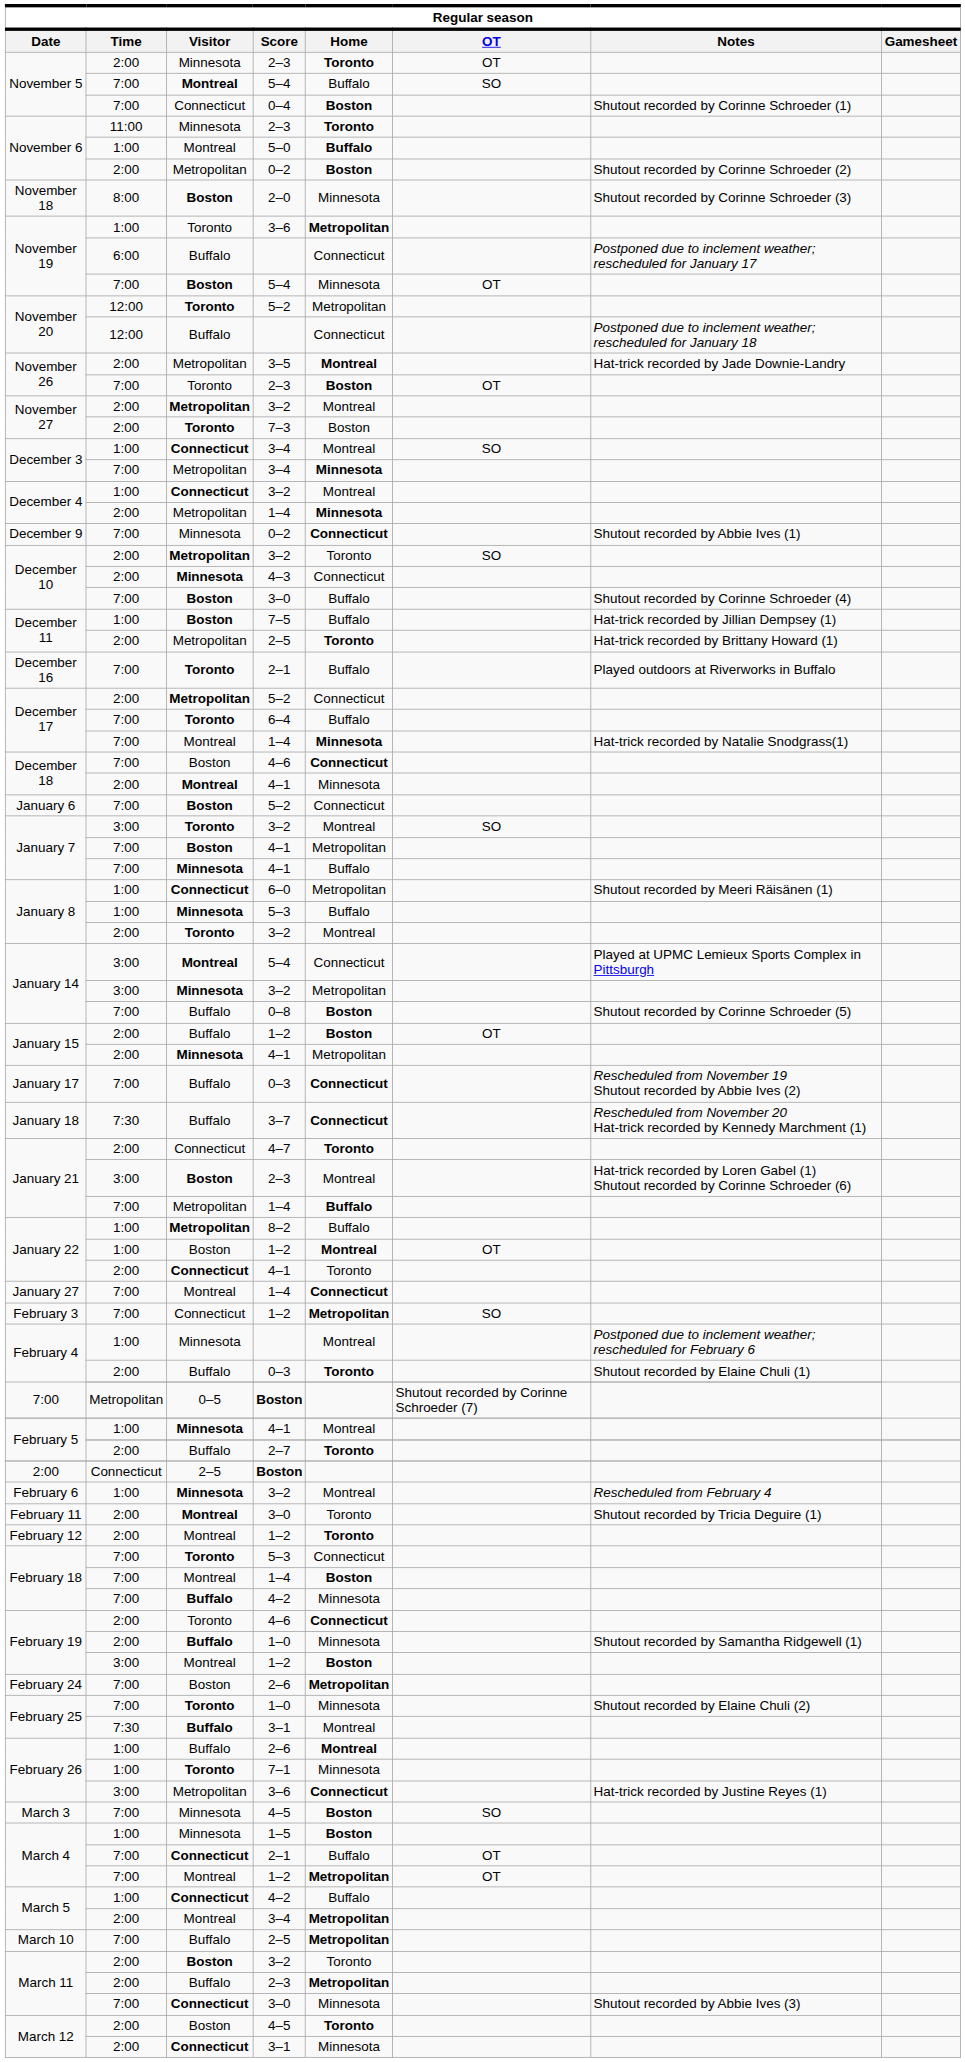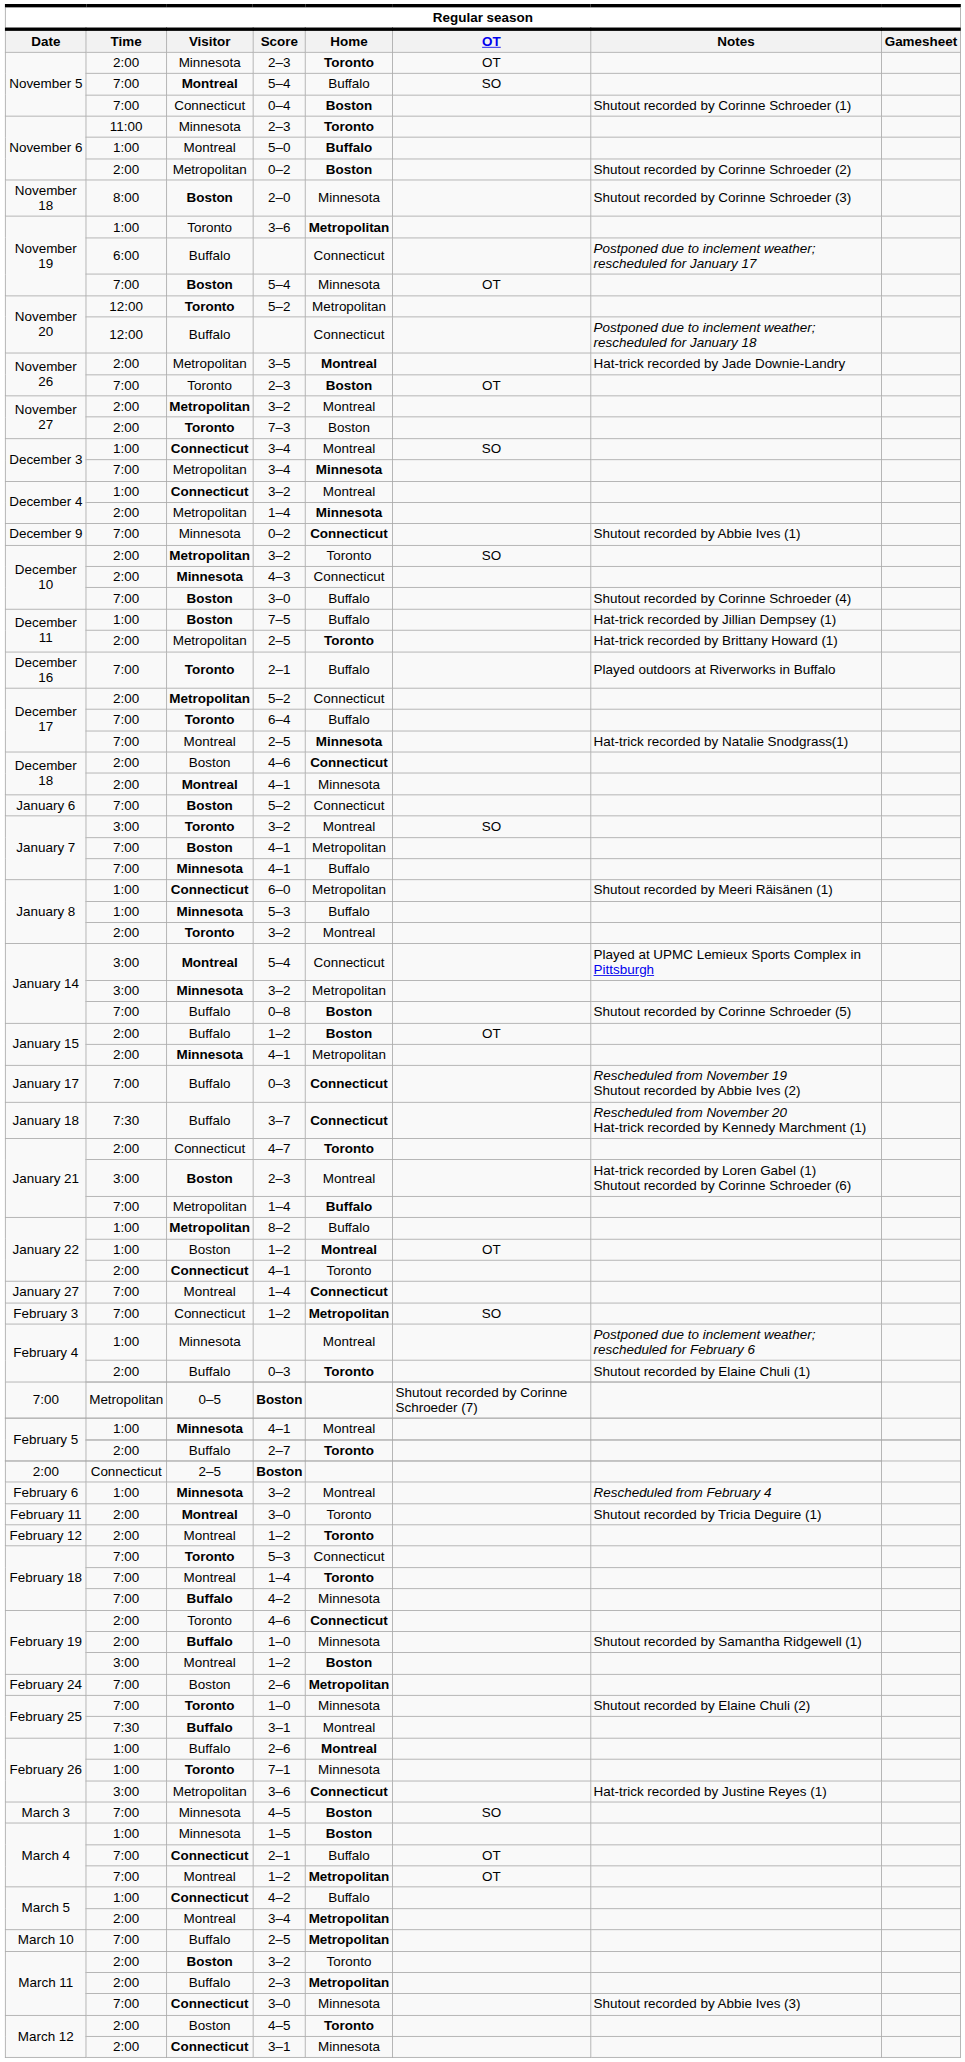(279, 741) 1–4 -> (279, 741) 2–5
(126, 762) 7:00 -> (126, 762) 2:00
(349, 1578) Boston -> (349, 1578) Toronto
